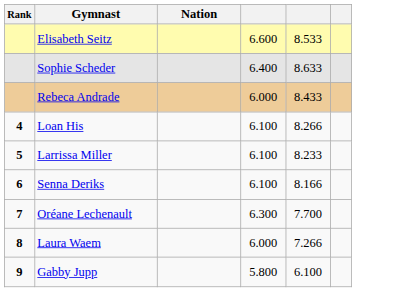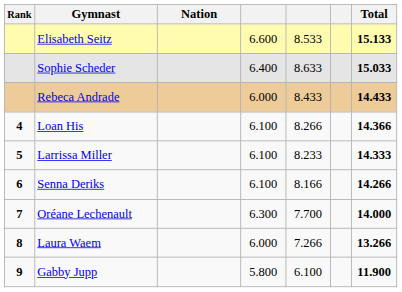+ column: (374, 14)
